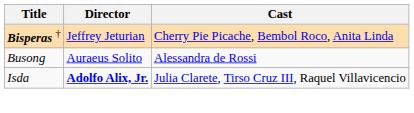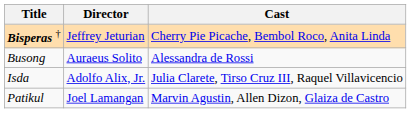(107, 78) bold -> (106, 78) normal
+ row: (26, 98)
